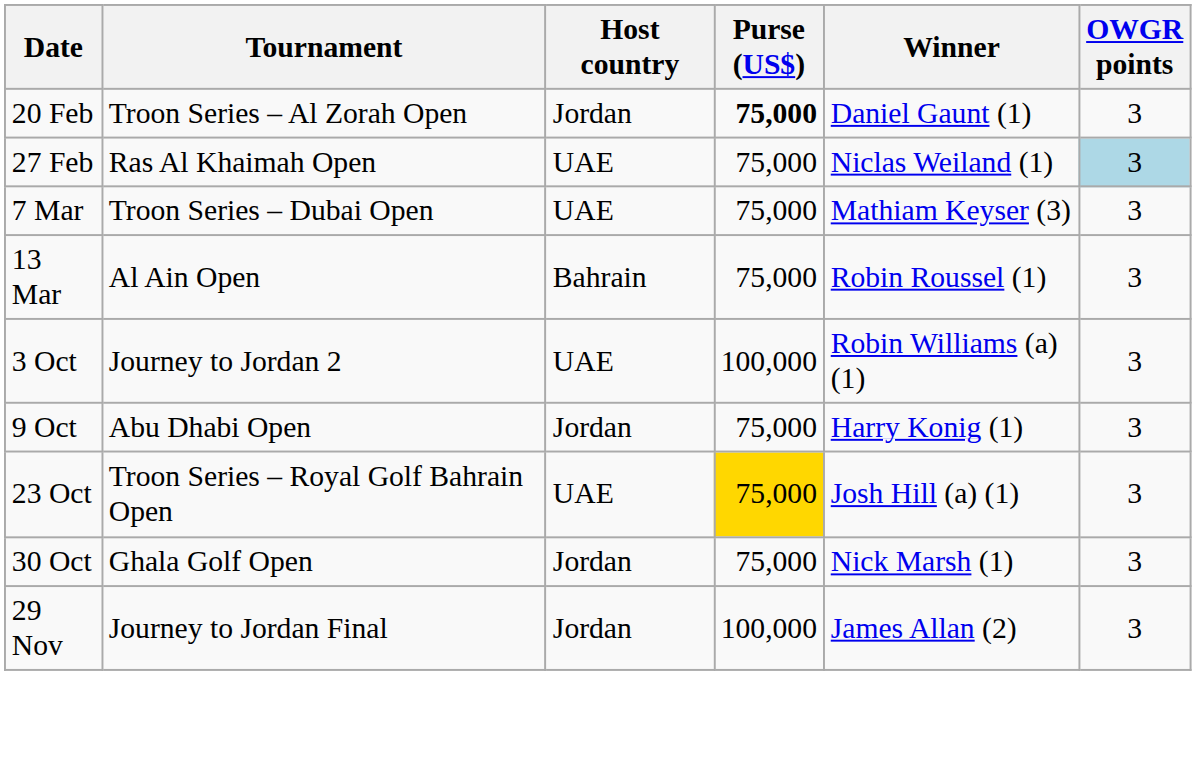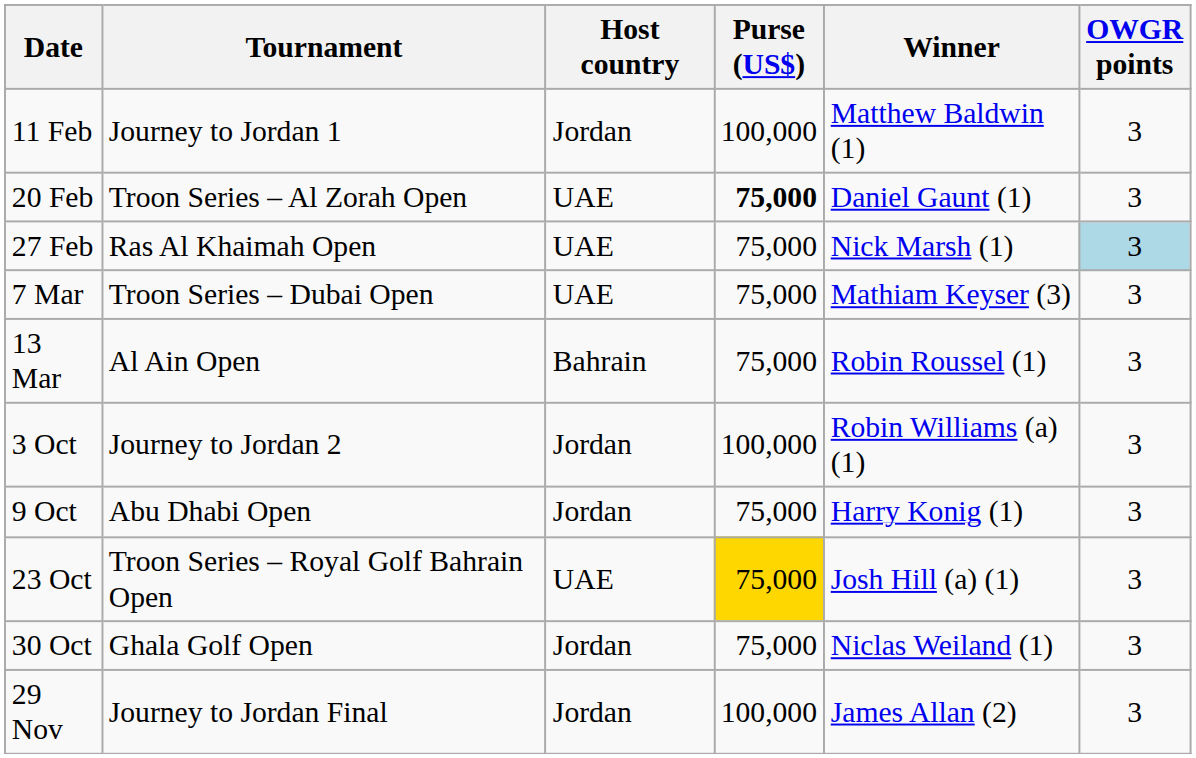+ row: (52, 130)
(592, 113) Jordan -> (583, 197) UAE
(942, 161) Niclas Weiland (1) -> (922, 245) Nick Marsh (1)
(583, 361) UAE -> (592, 445) Jordan
(922, 560) Nick Marsh (1) -> (942, 644) Niclas Weiland (1)
